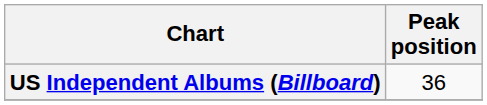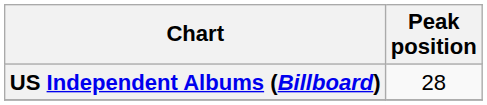(434, 81) 36 -> (434, 81) 28
